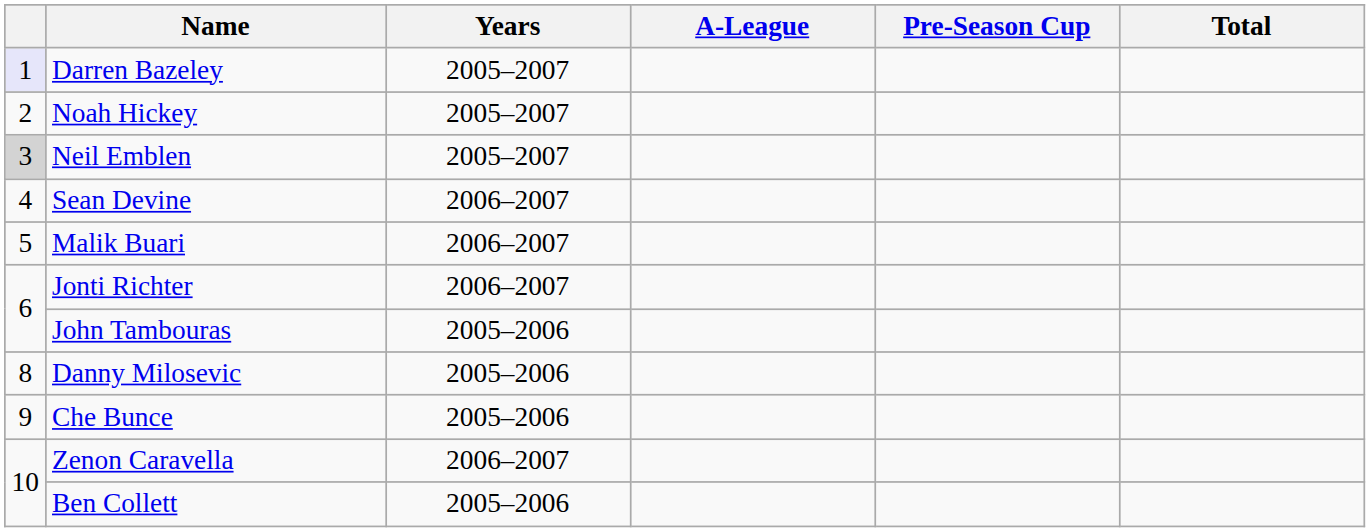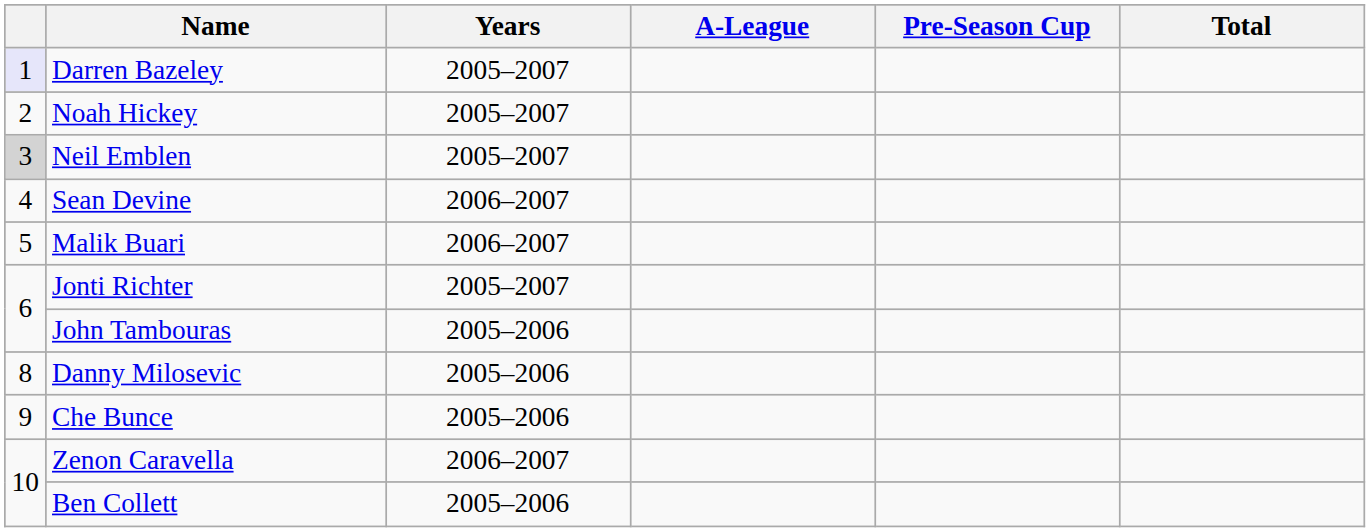(508, 286) 2006–2007 -> (508, 286) 2005–2007
